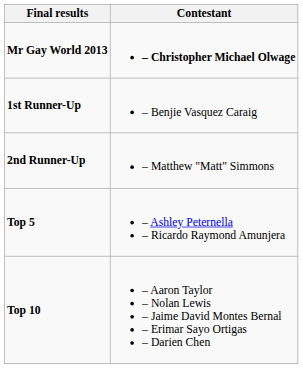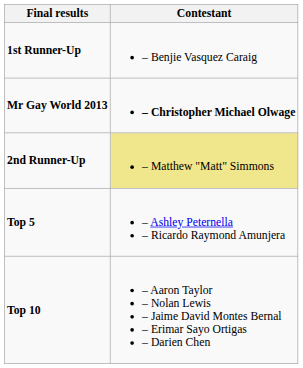rows swapped: (57, 50) <-> (44, 105)
(204, 167) no background -> (204, 167) khaki background
